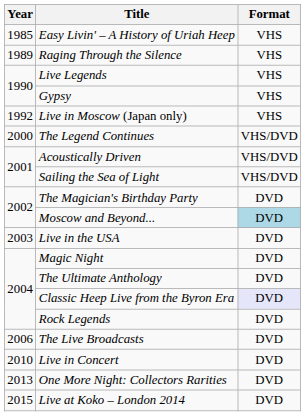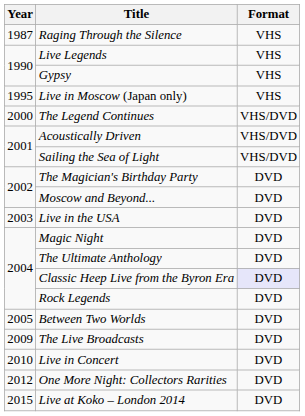- row: (137, 34)
(20, 55) 1989 -> (20, 34) 1987
(20, 116) 1992 -> (20, 95) 1995
(269, 217) lightblue background -> (268, 197) no background
+ row: (92, 319)
(20, 339) 2006 -> (20, 339) 2009
(20, 380) 2013 -> (20, 380) 2012
